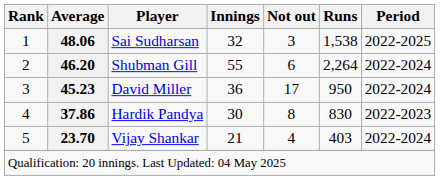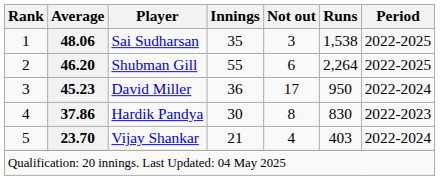(235, 41) 32 -> (235, 41) 35
(398, 65) 2022-2024 -> (398, 65) 2022-2025
